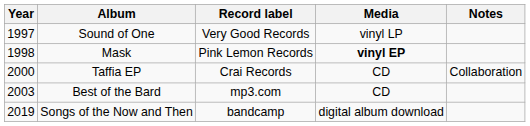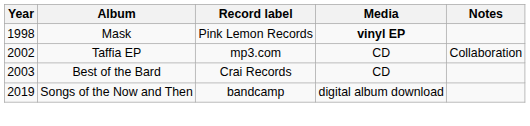- row: (117, 33)
(21, 72) 2000 -> (21, 53) 2002
(256, 72) Crai Records -> (256, 53) mp3.com
(256, 92) mp3.com -> (256, 72) Crai Records
